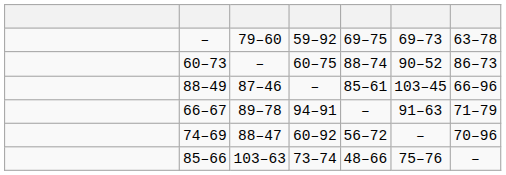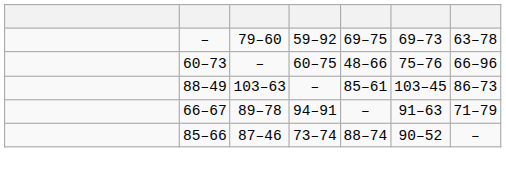(365, 64) 88–74 -> (365, 64) 48–66
(420, 64) 90–52 -> (420, 64) 75–76
(475, 64) 86–73 -> (475, 64) 66–96
(260, 88) 87–46 -> (260, 88) 103–63
(475, 88) 66–96 -> (475, 88) 86–73
- row: (205, 135)
(260, 159) 103–63 -> (260, 135) 87–46
(365, 159) 48–66 -> (365, 135) 88–74
(420, 159) 75–76 -> (420, 135) 90–52
